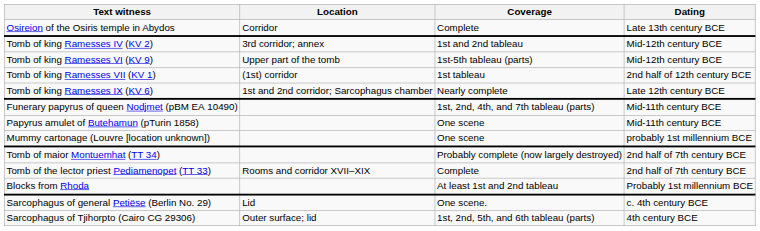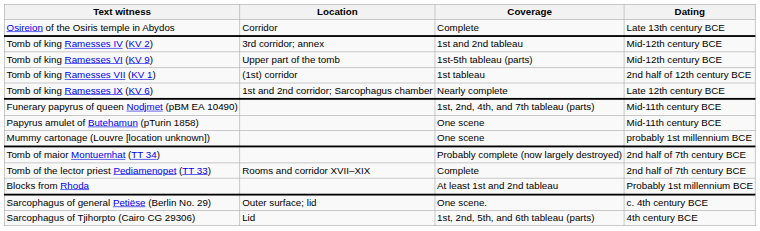(249, 202) Lid -> (279, 202) Outer surface; lid
(279, 218) Outer surface; lid -> (249, 218) Lid
